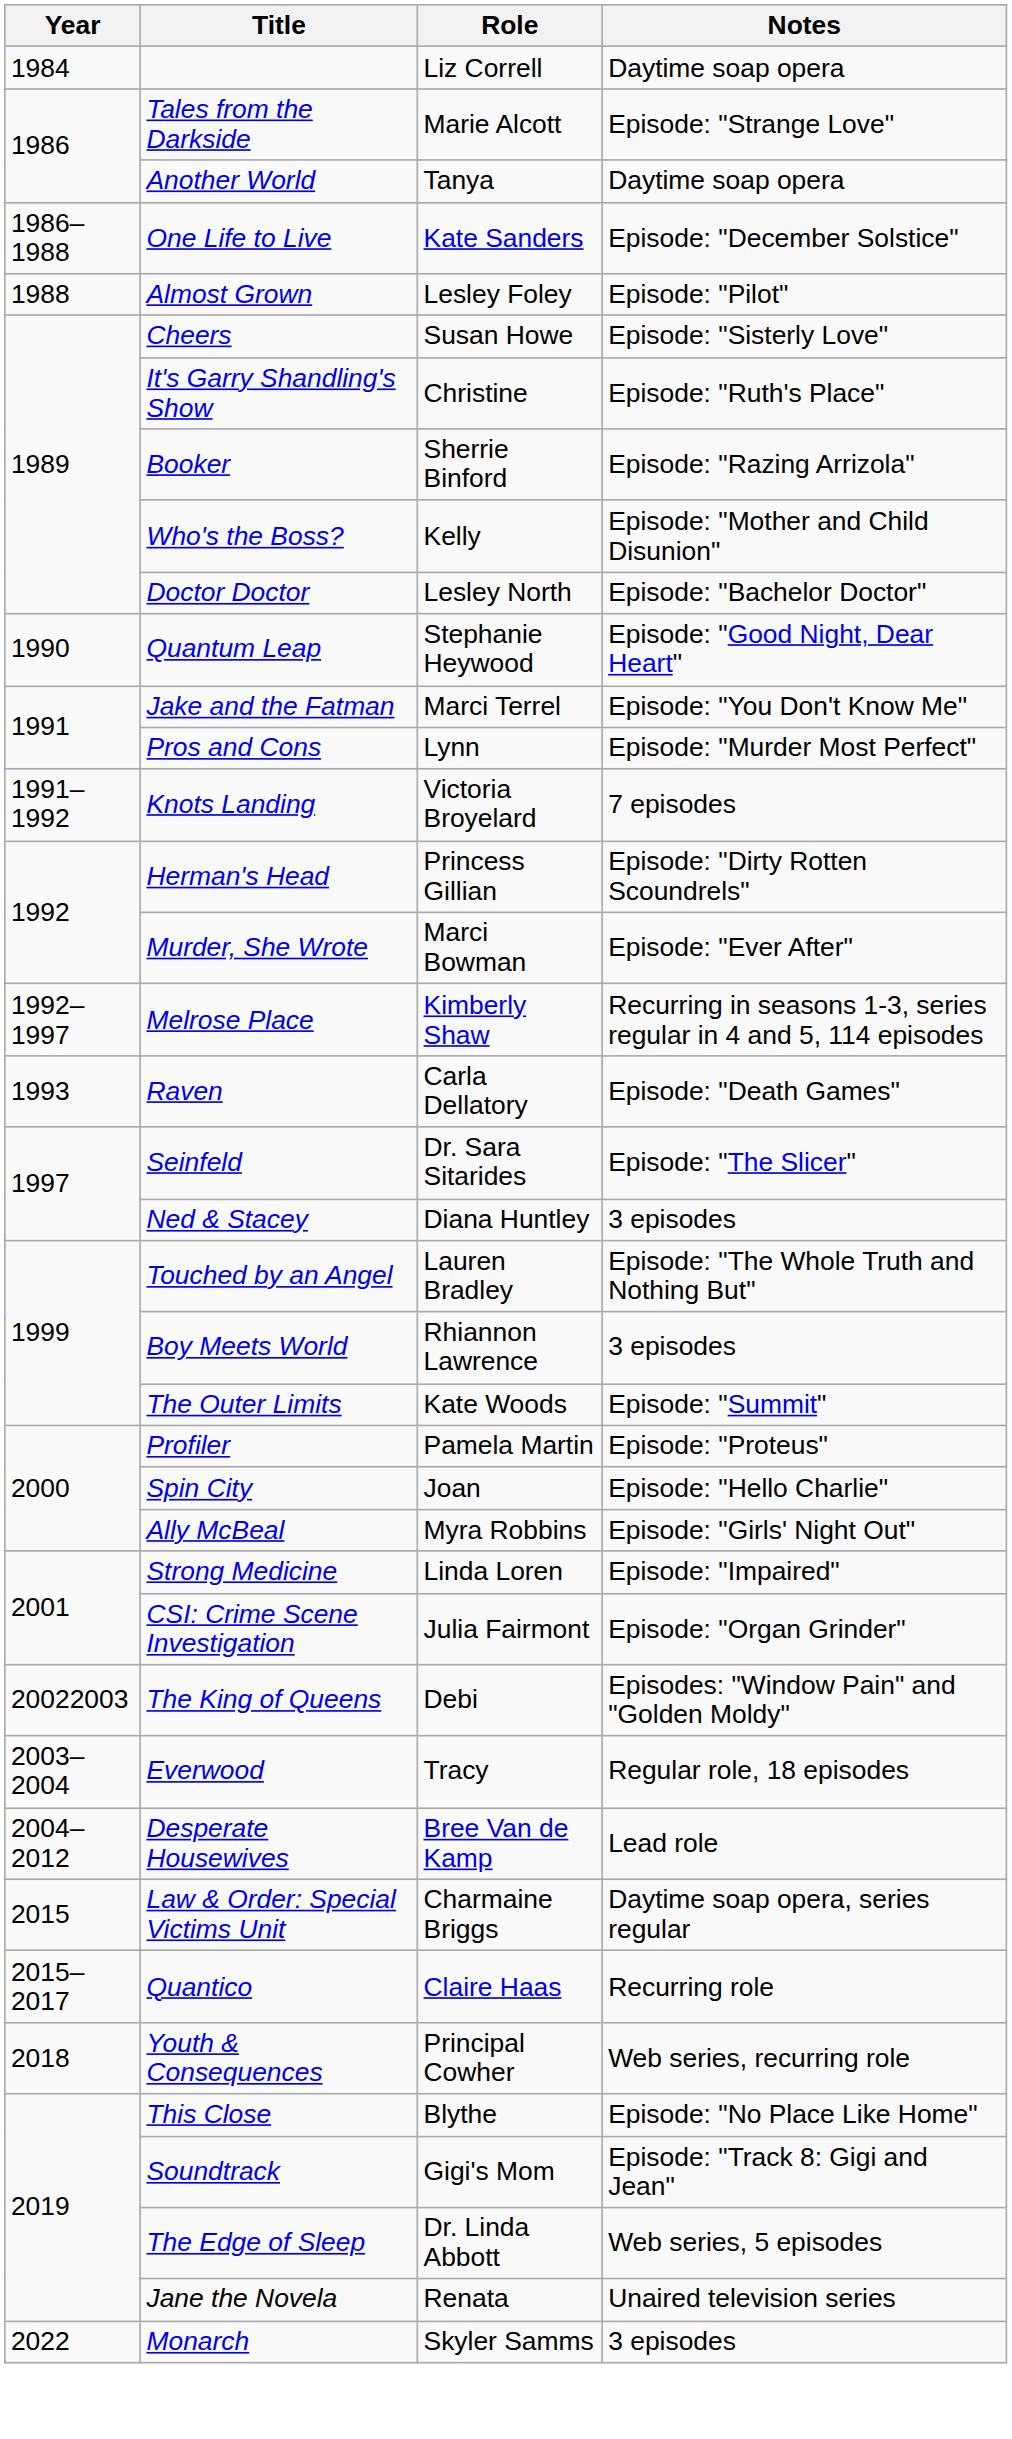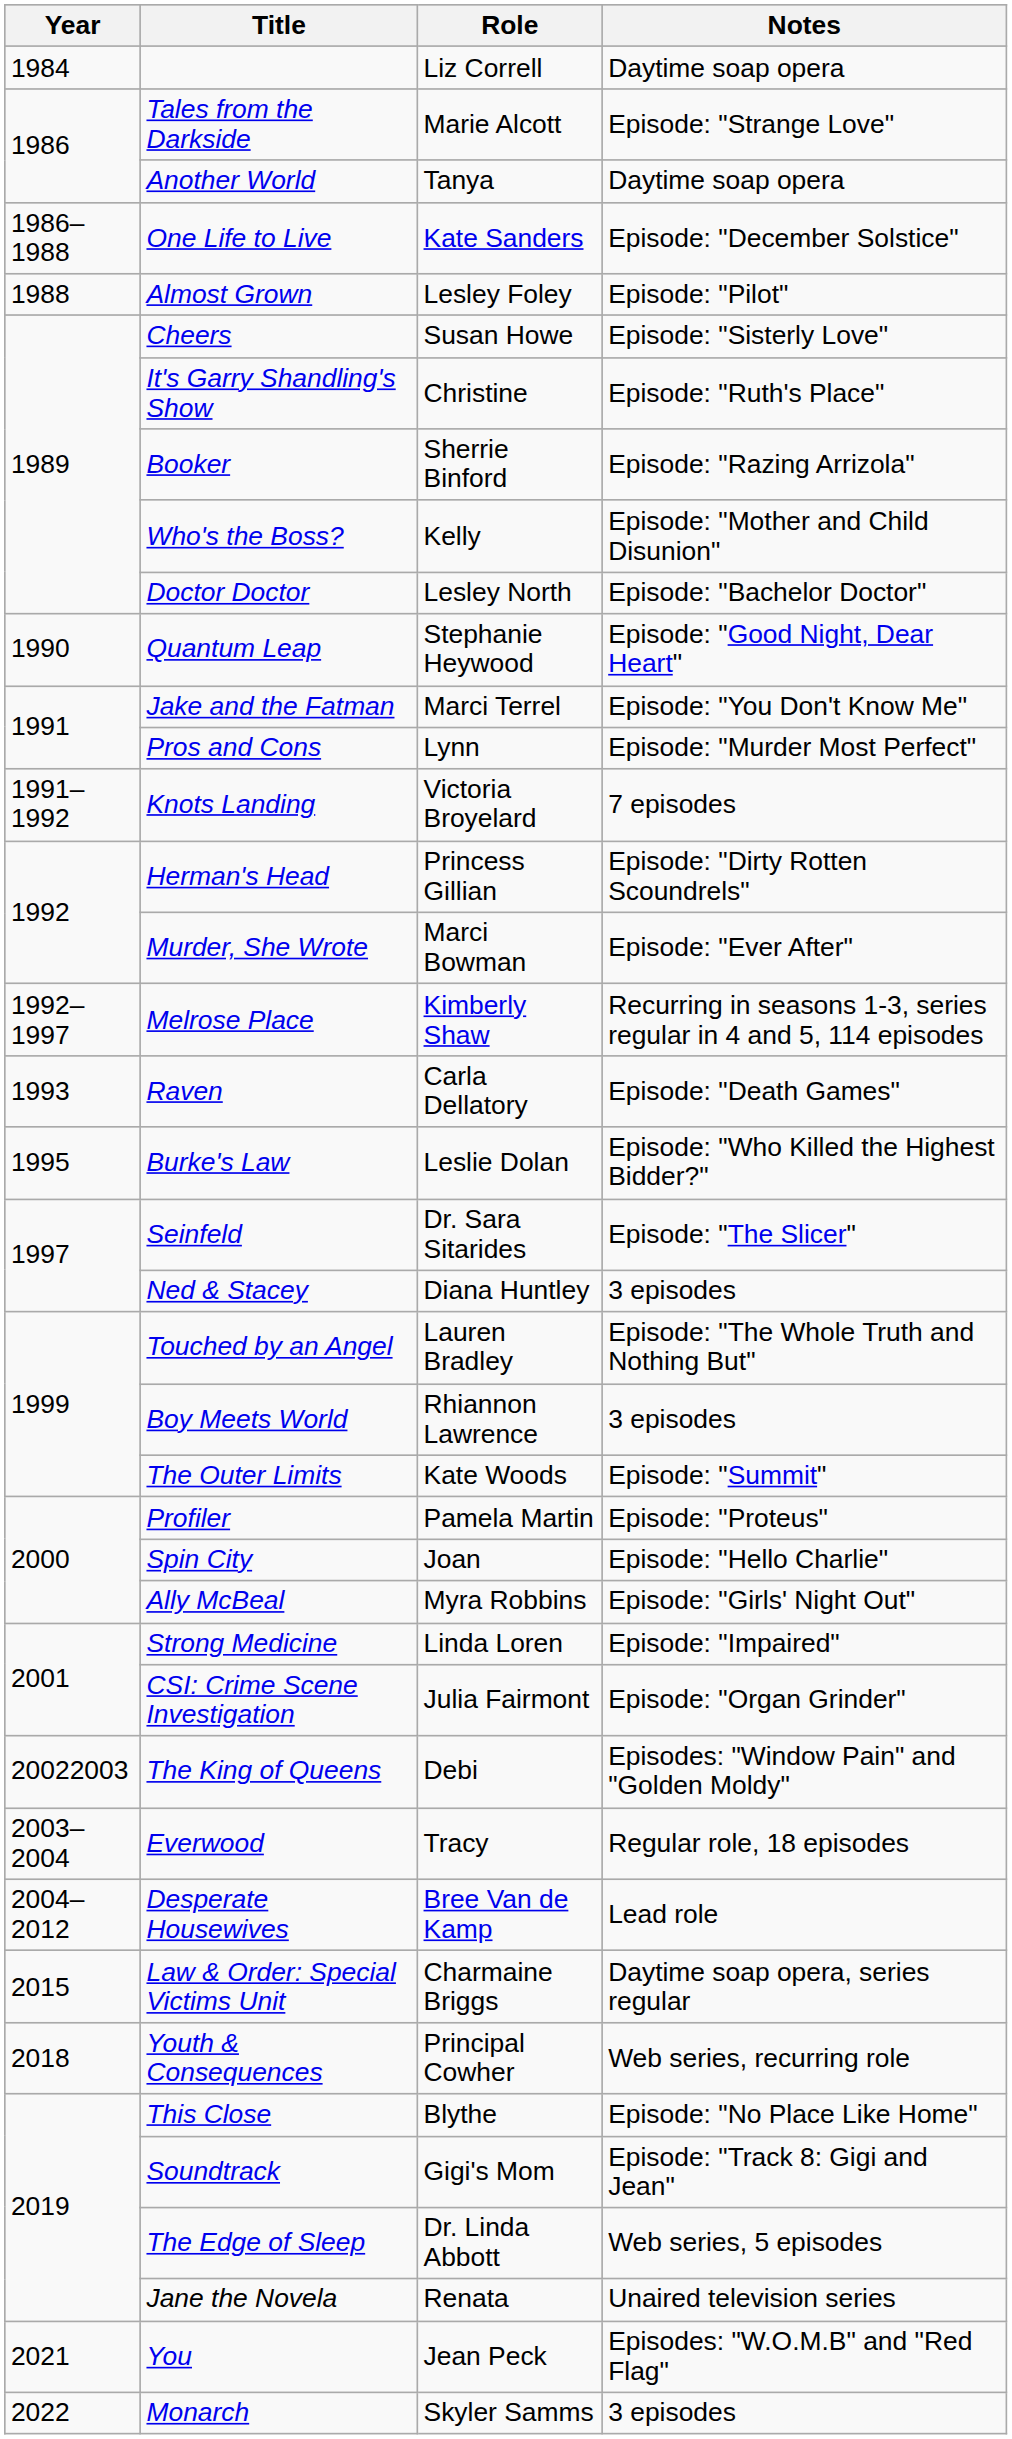+ row: (218, 1162)
- row: (199, 1986)
+ row: (169, 2356)
